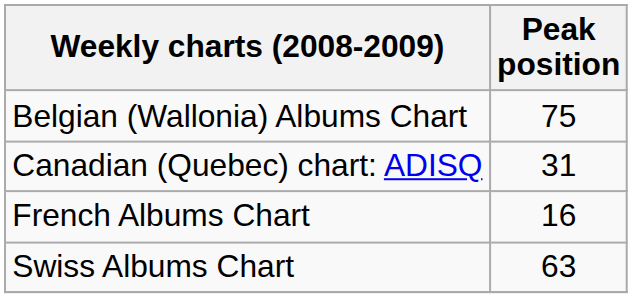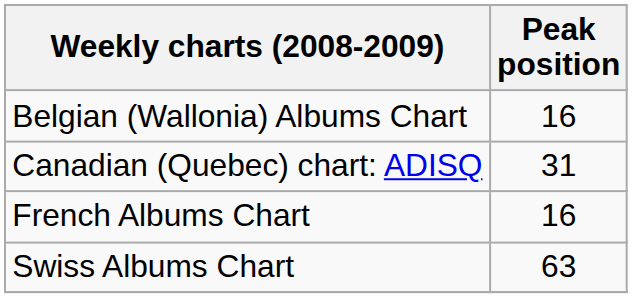(559, 115) 75 -> (559, 115) 16
